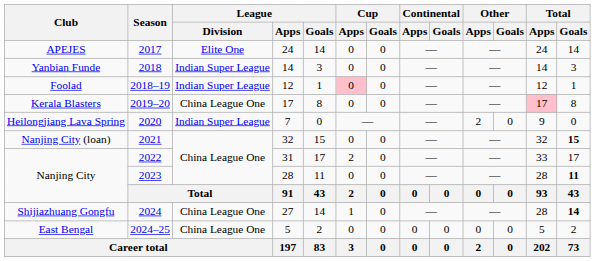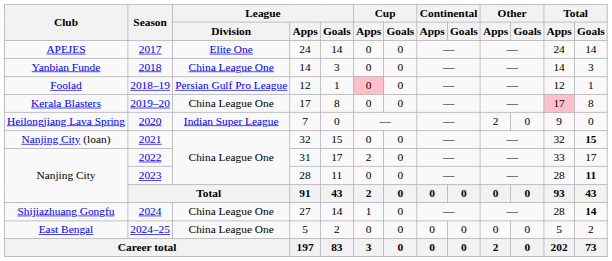(223, 67) Indian Super League -> (231, 67) China League One
(223, 85) Indian Super League -> (231, 85) Persian Gulf Pro League
